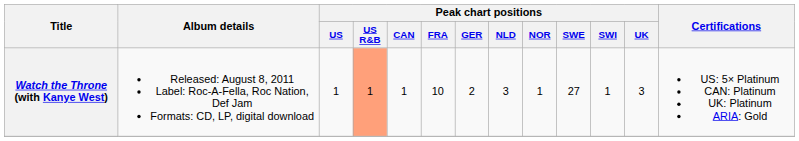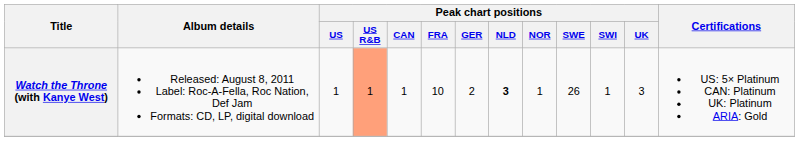(506, 92) normal -> (506, 92) bold
(574, 92) 27 -> (574, 92) 26
